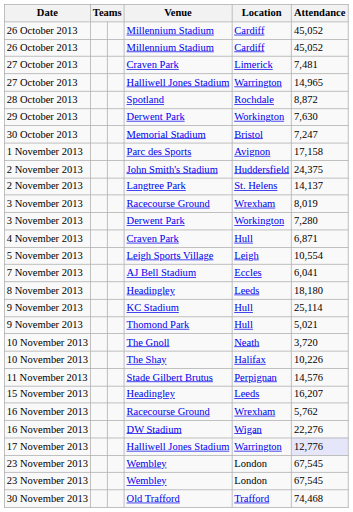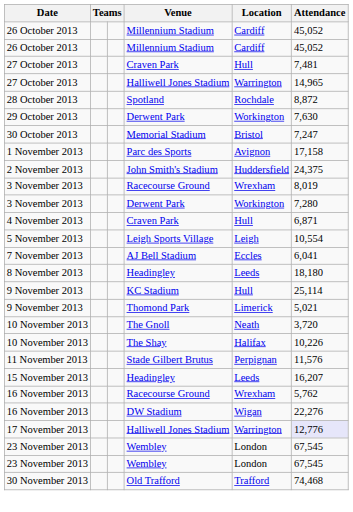(253, 65) Limerick -> (244, 65) Hull
- row: (45, 186)
(244, 325) Hull -> (253, 308) Limerick
(308, 377) 14,576 -> (308, 360) 11,576
